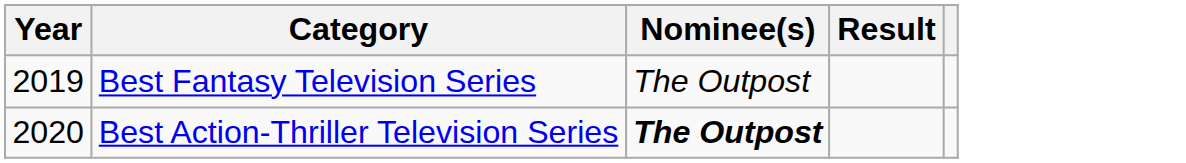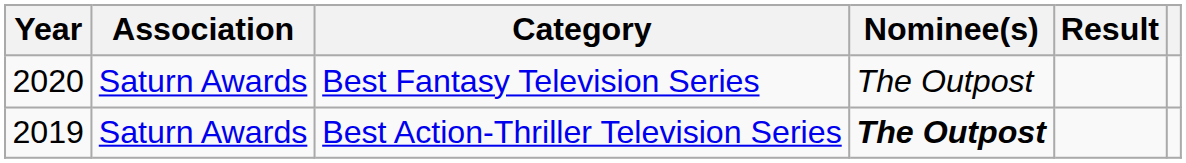+ column: (203, 30)
(48, 81) 2019 -> (48, 81) 2020
(48, 132) 2020 -> (48, 132) 2019
